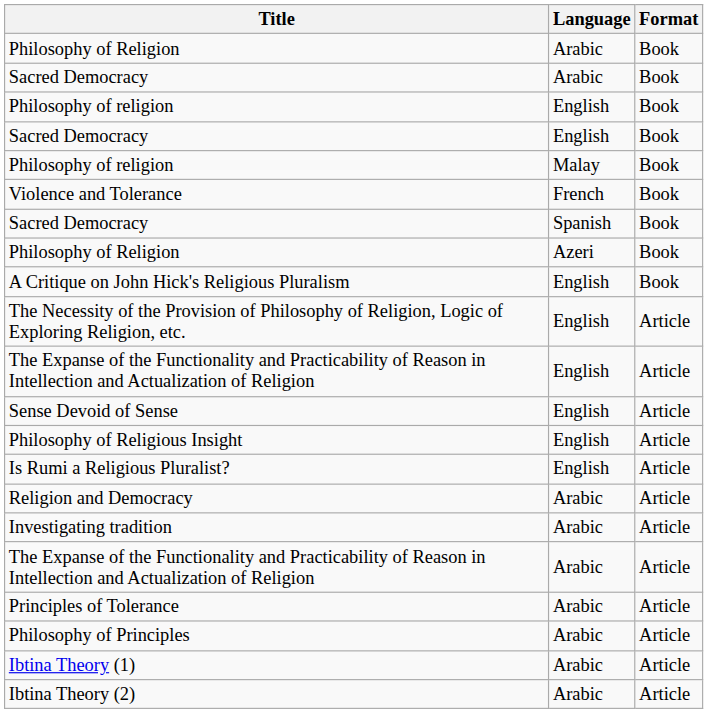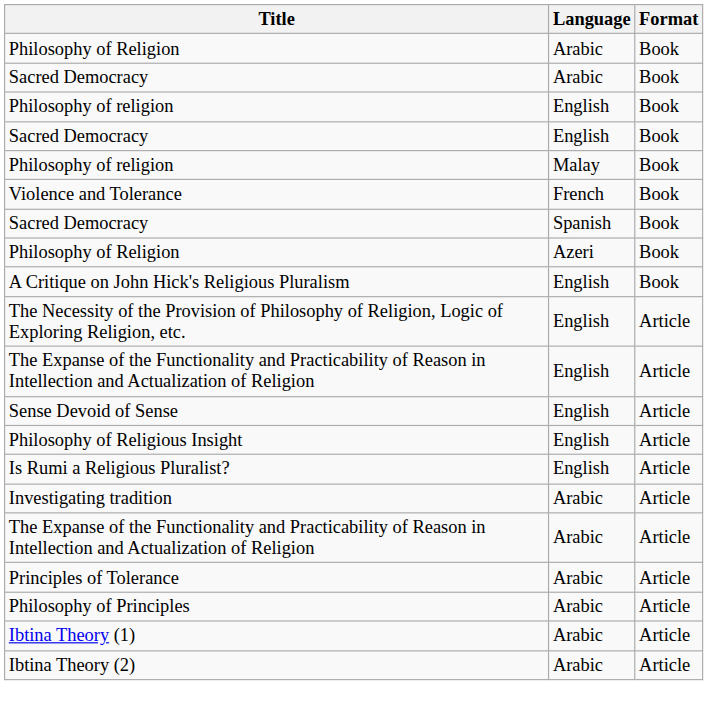- row: (101, 498)
